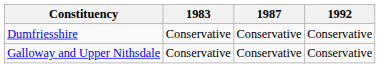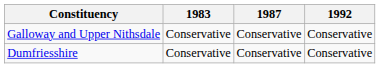rows swapped: (42, 33) <-> (84, 53)
